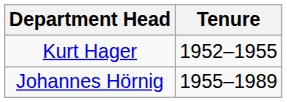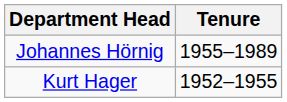rows swapped: (90, 50) <-> (90, 81)
